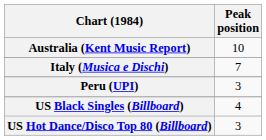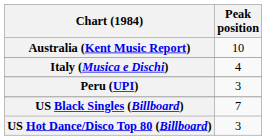(238, 67) 7 -> (238, 67) 4
(238, 106) 4 -> (238, 106) 7
